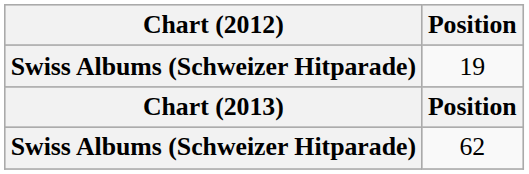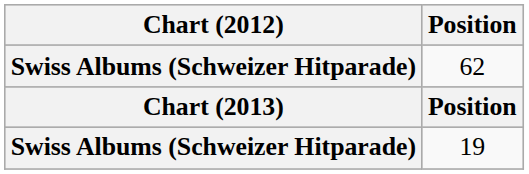rows swapped: (472, 65) <-> (472, 147)
